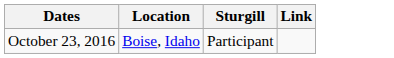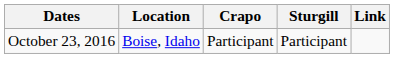+ column: (240, 16)
